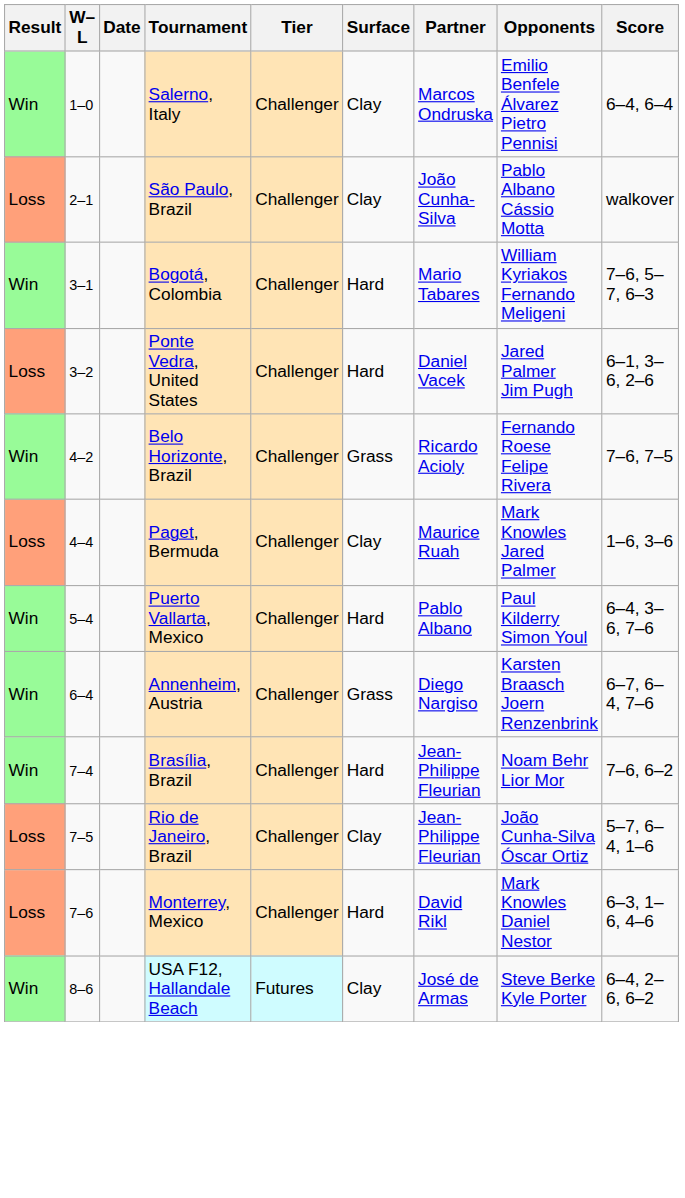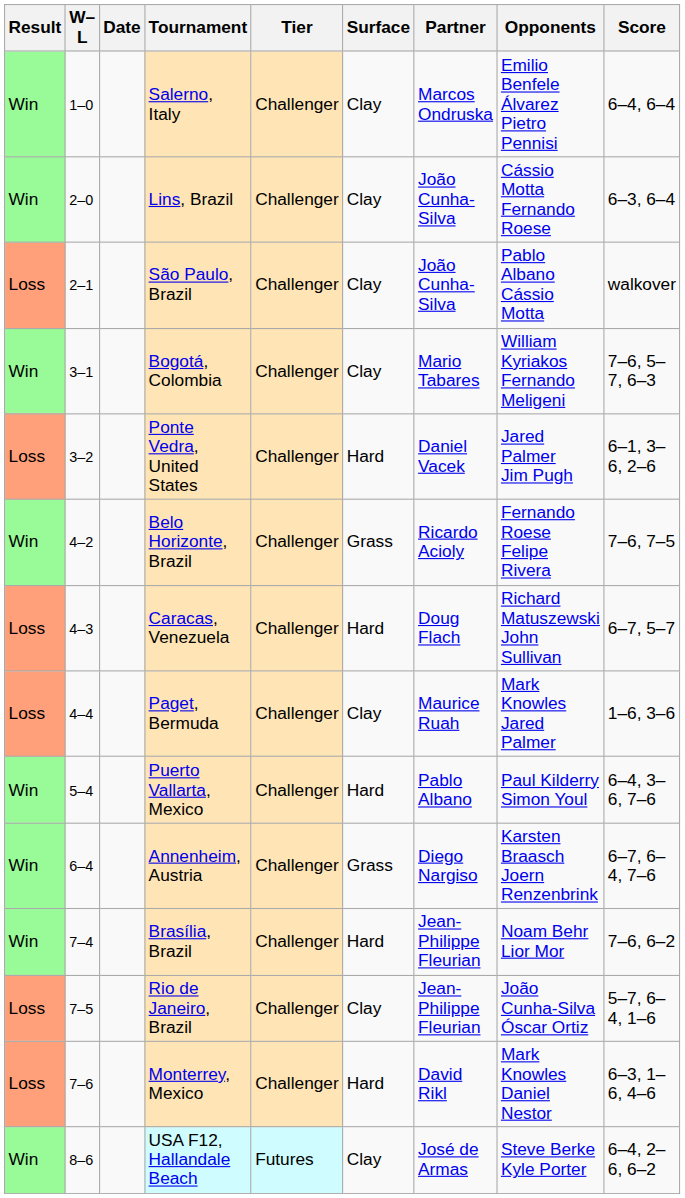+ row: (191, 199)
(365, 285) Hard -> (364, 370) Clay
+ row: (189, 627)
